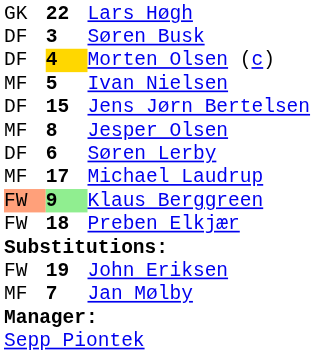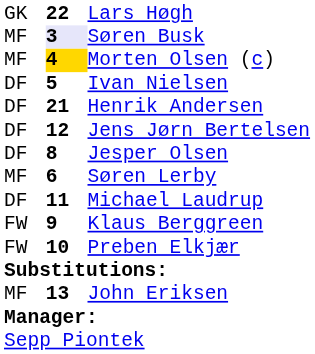(16, 37) DF -> (16, 37) MF
(52, 37) no background -> (52, 37) lavender background
(16, 60) DF -> (16, 60) MF
(16, 84) MF -> (16, 84) DF
+ row: (175, 107)
(57, 107) 15 -> (57, 131) 12
(16, 131) MF -> (16, 154) DF
(16, 154) DF -> (16, 177) MF
(16, 177) MF -> (16, 201) DF
(57, 177) 17 -> (57, 201) 11
(16, 201) lightsalmon background -> (16, 224) no background
(52, 201) lightgreen background -> (52, 224) no background
(57, 224) 18 -> (57, 247) 10
(16, 271) FW -> (16, 294) MF
(57, 271) 19 -> (57, 294) 13
- row: (140, 294)
